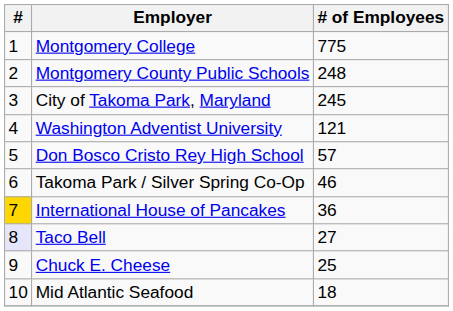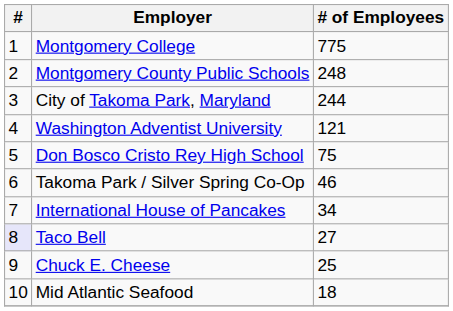(332, 100) 245 -> (332, 100) 244
(327, 155) 57 -> (327, 155) 75
(13, 210) gold background -> (13, 210) no background
(327, 210) 36 -> (327, 210) 34
